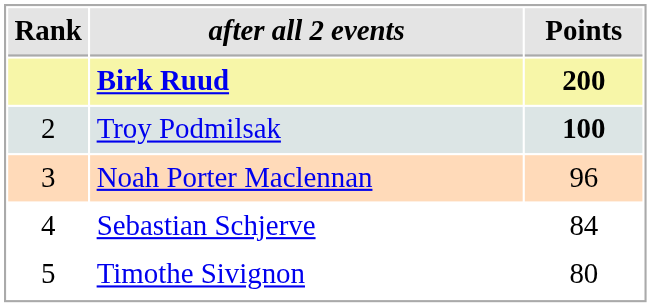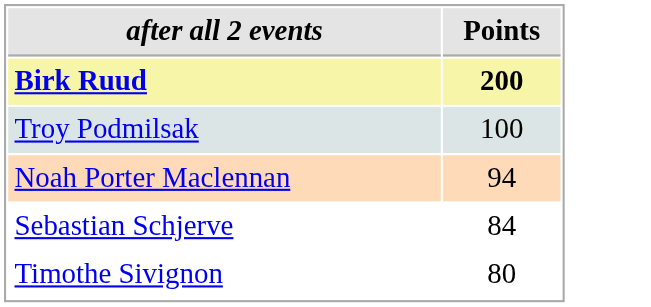- column: (48, 30)
(584, 129) bold -> (502, 129) normal
(584, 177) 96 -> (502, 177) 94
